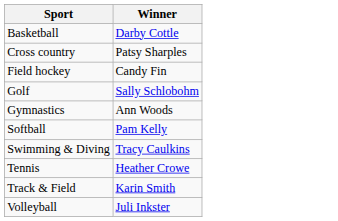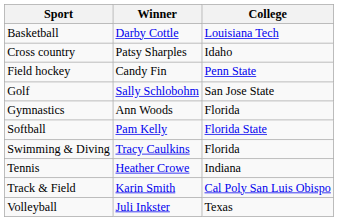+ column: (268, 14)
